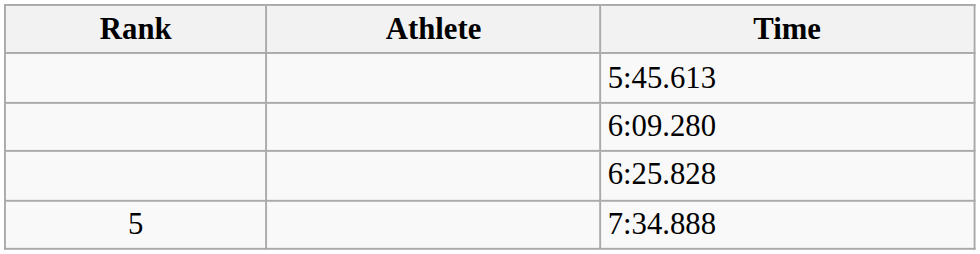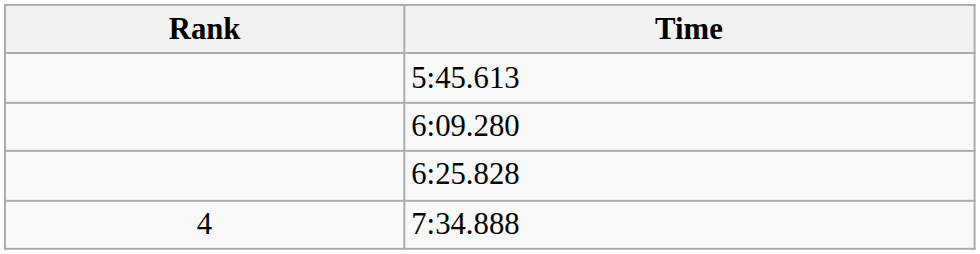- column: (434, 28)
(136, 223) 5 -> (205, 223) 4
